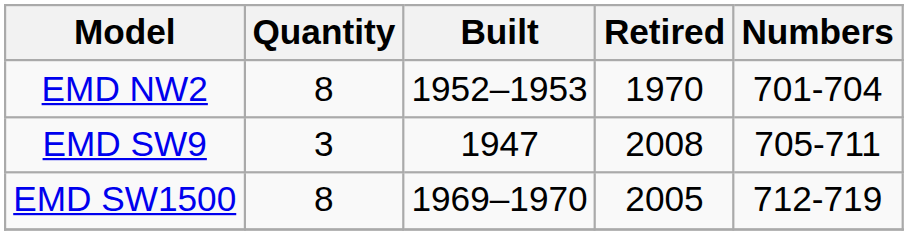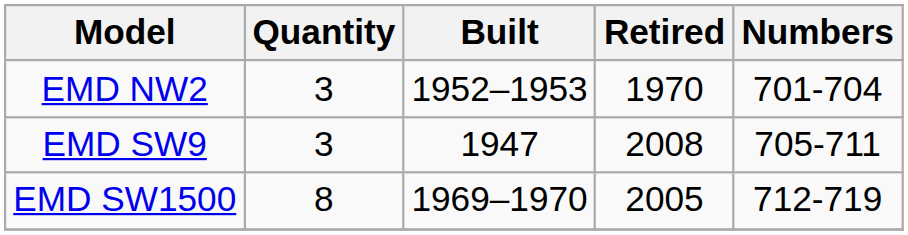(324, 88) 8 -> (324, 88) 3
